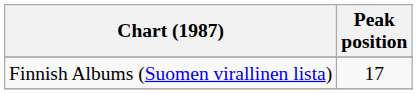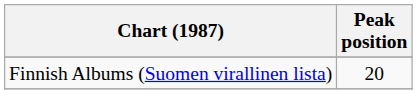(374, 72) 17 -> (374, 72) 20
